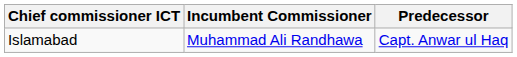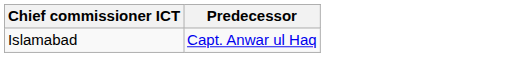- column: (279, 16)
